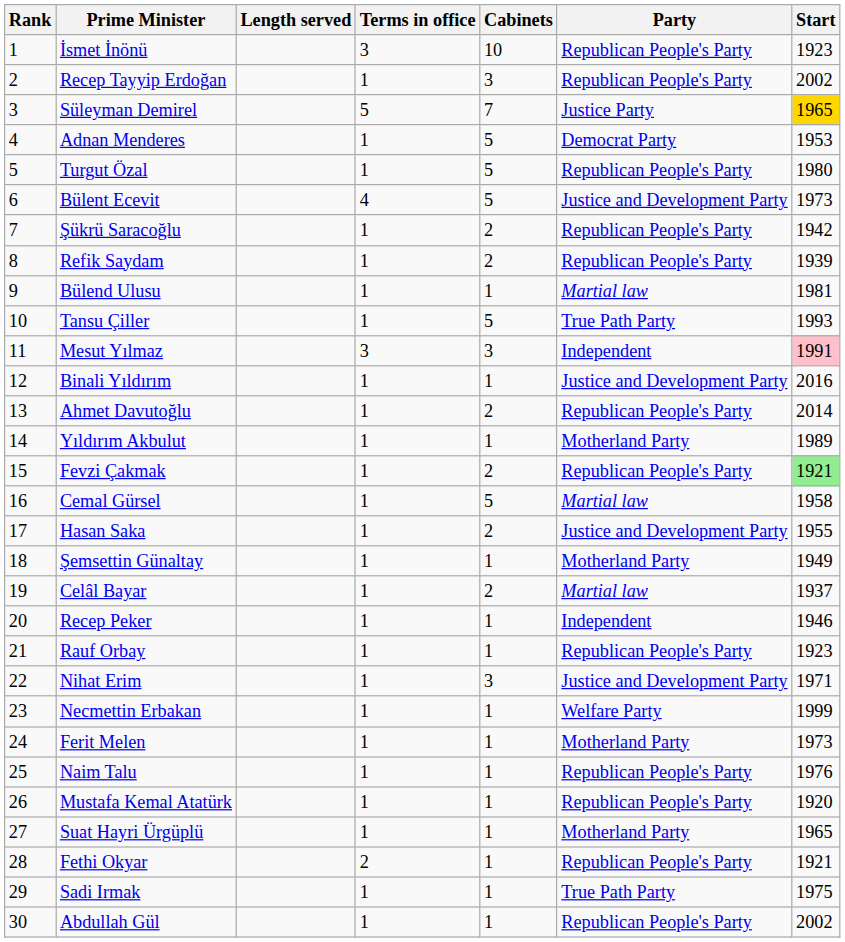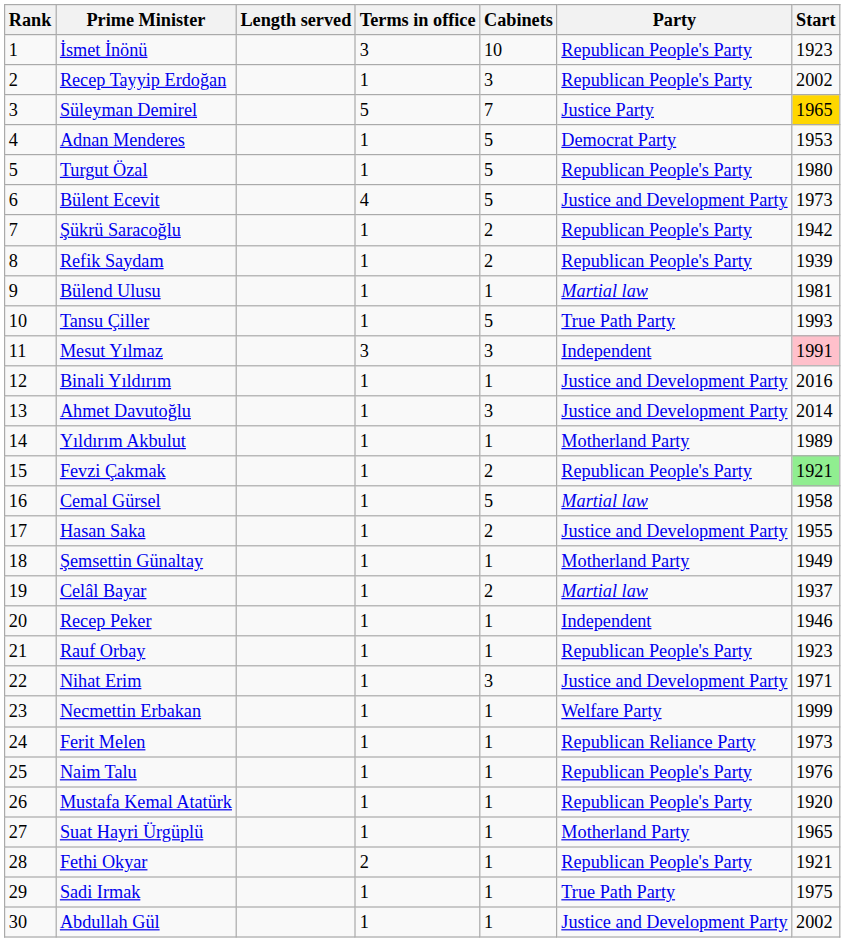(489, 410) 2 -> (489, 410) 3
(657, 410) Republican People's Party -> (674, 410) Justice and Development Party
(625, 741) Motherland Party -> (659, 741) Republican Reliance Party
(657, 921) Republican People's Party -> (674, 921) Justice and Development Party
